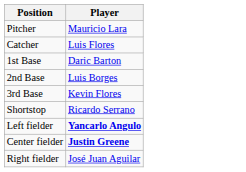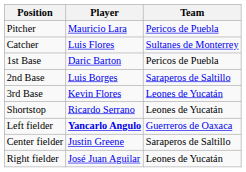+ column: (192, 12)
(98, 142) bold -> (96, 142) normal
